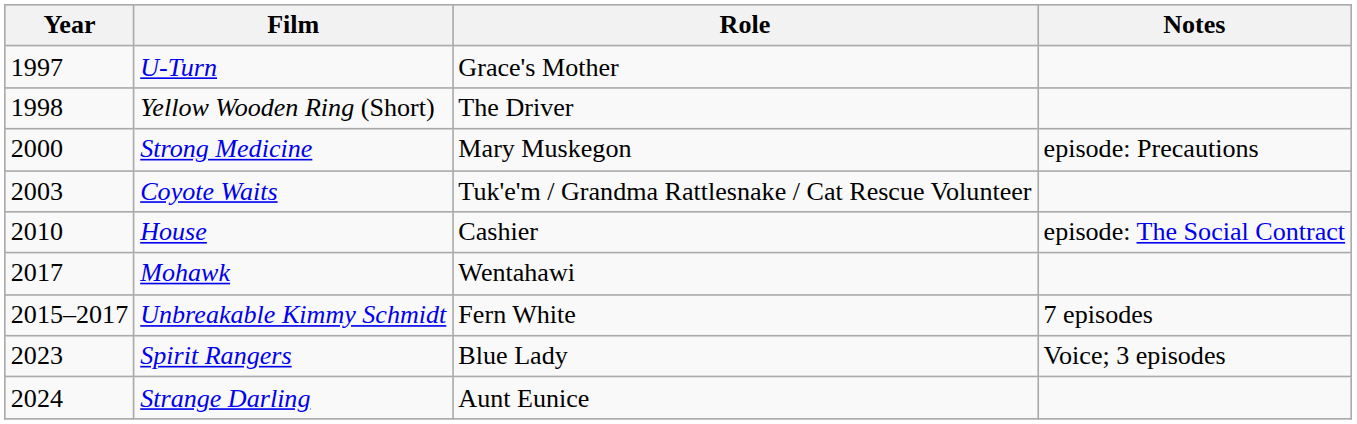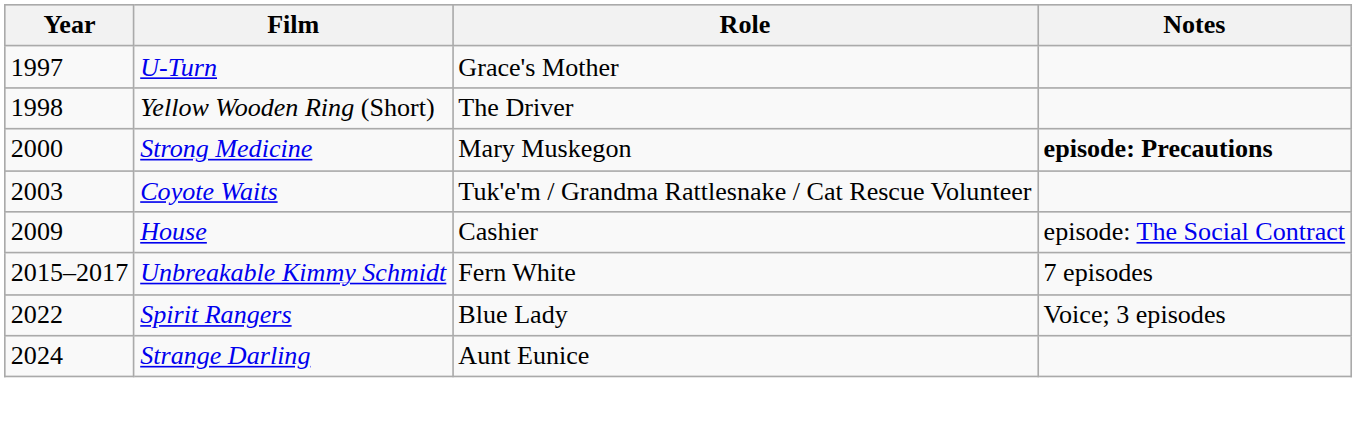(1151, 149) normal -> (1158, 149) bold
(37, 231) 2010 -> (37, 231) 2009
- row: (185, 273)
(37, 356) 2023 -> (37, 314) 2022
